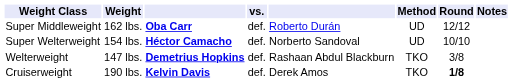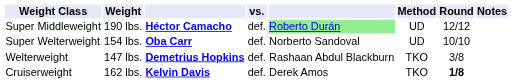(123, 27) 162 lbs. -> (123, 27) 190 lbs.
(169, 27) Oba Carr -> (189, 27) Héctor Camacho
(305, 27) no background -> (305, 27) lightgreen background
(189, 42) Héctor Camacho -> (169, 42) Oba Carr
(123, 72) 190 lbs. -> (123, 72) 162 lbs.
